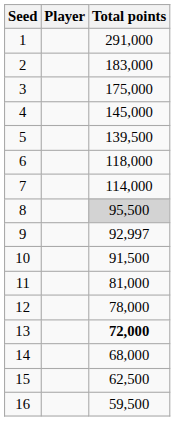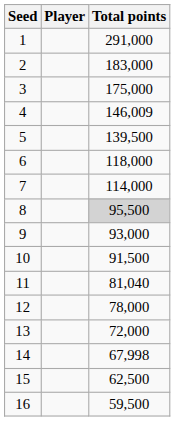(129, 113) 145,000 -> (129, 113) 146,009
(129, 234) 92,997 -> (129, 234) 93,000
(129, 282) 81,000 -> (129, 282) 81,040
(129, 331) bold -> (129, 331) normal
(129, 355) 68,000 -> (129, 355) 67,998
